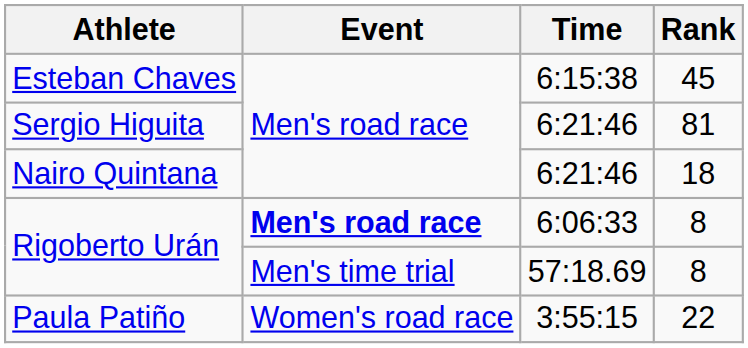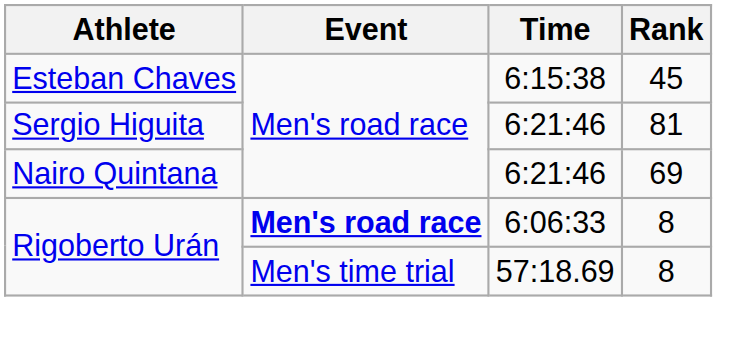(698, 174) 18 -> (666, 174) 69
- row: (99, 319)
